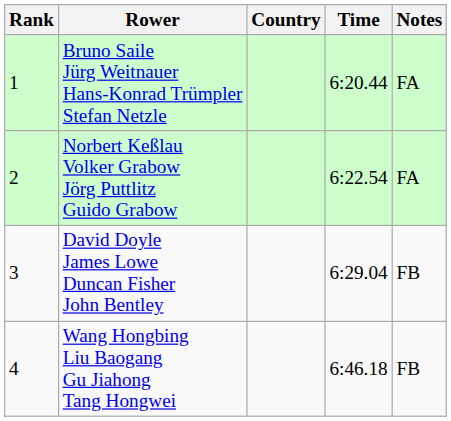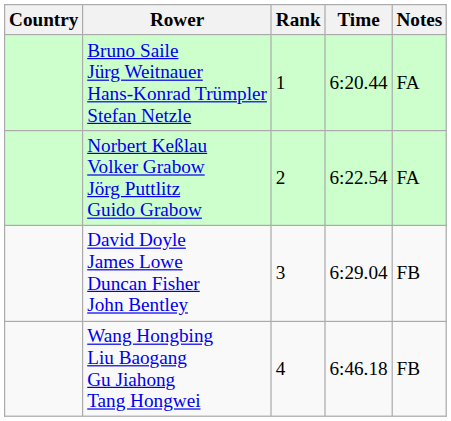columns swapped: (31, 19) <-> (286, 19)
